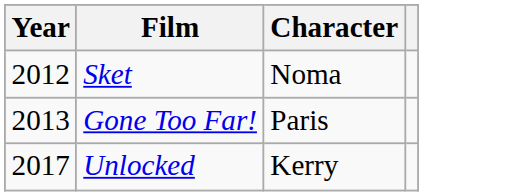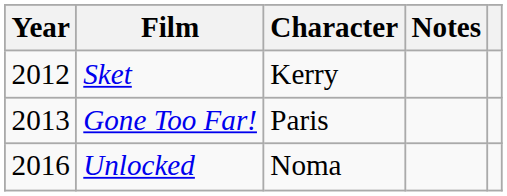+ column: (446, 27)
(306, 73) Noma -> (304, 73) Kerry
(41, 166) 2017 -> (41, 166) 2016
(304, 166) Kerry -> (306, 166) Noma
